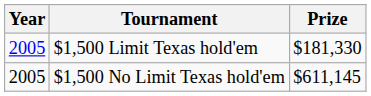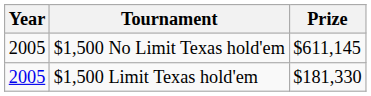rows swapped: (156, 47) <-> (169, 76)
